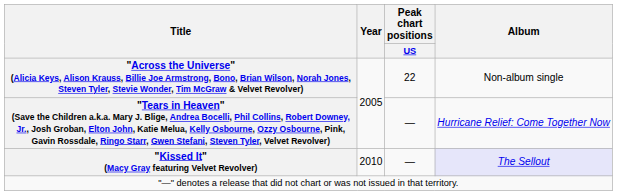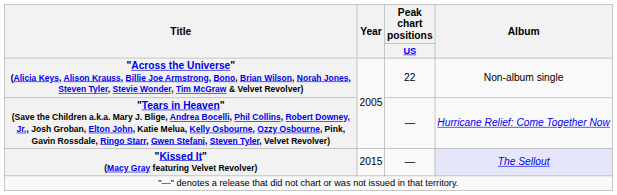(371, 162) 2010 -> (371, 162) 2015
